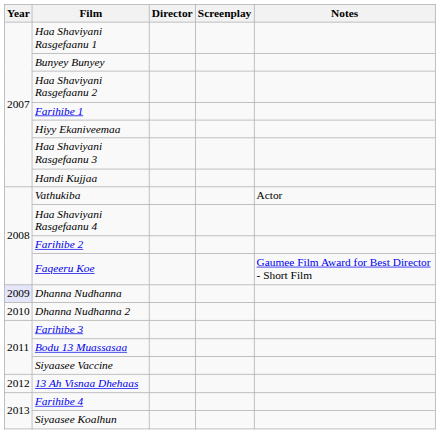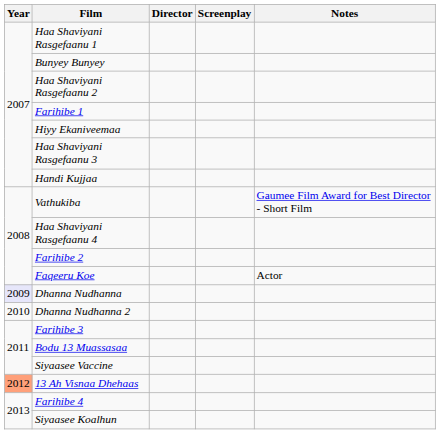(269, 195) Actor -> (344, 202) Gaumee Film Award for Best Director - Short Film
(344, 269) Gaumee Film Award for Best Director - Short Film -> (269, 275) Actor
(18, 383) no background -> (18, 383) lightsalmon background
